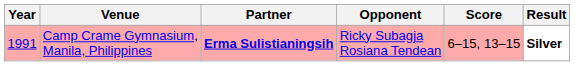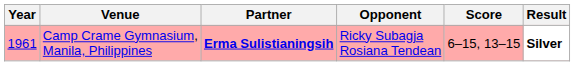(22, 43) 1991 -> (22, 43) 1961
